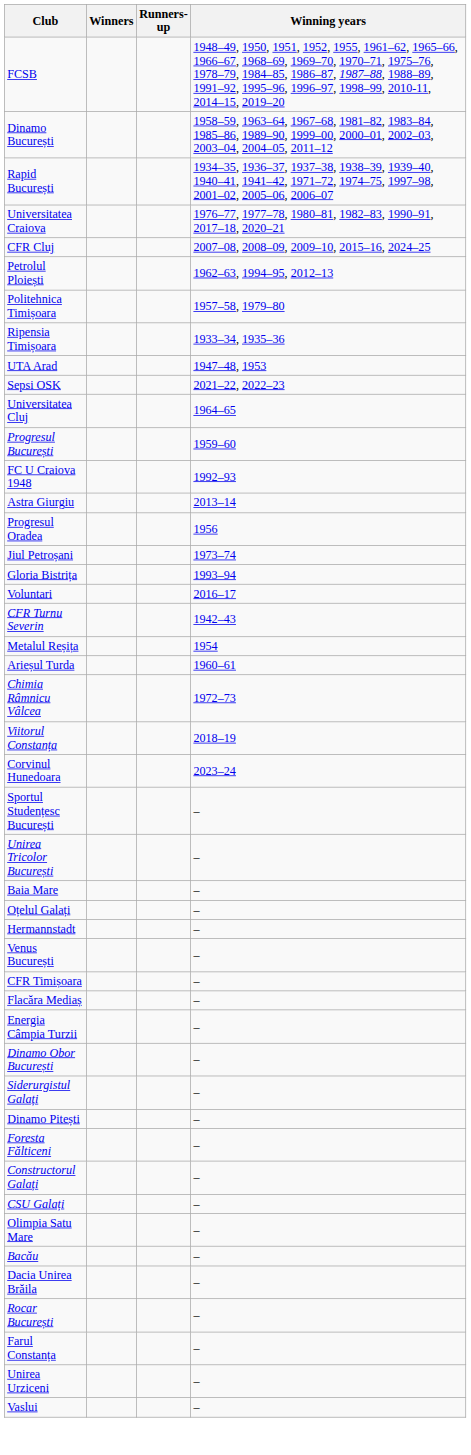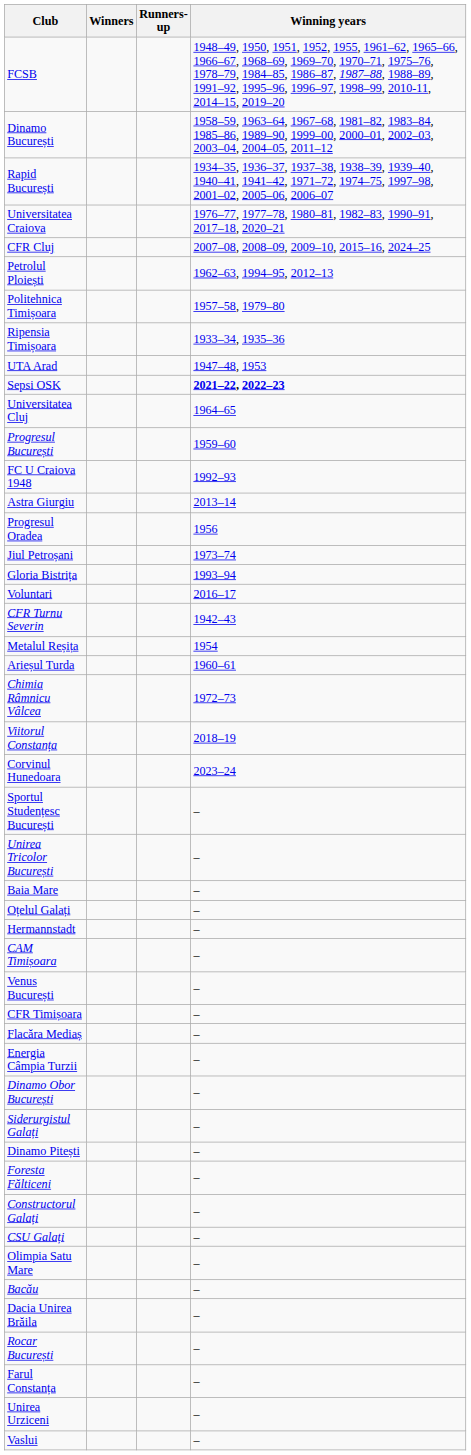(239, 384) normal -> (239, 384) bold
+ row: (32, 955)
